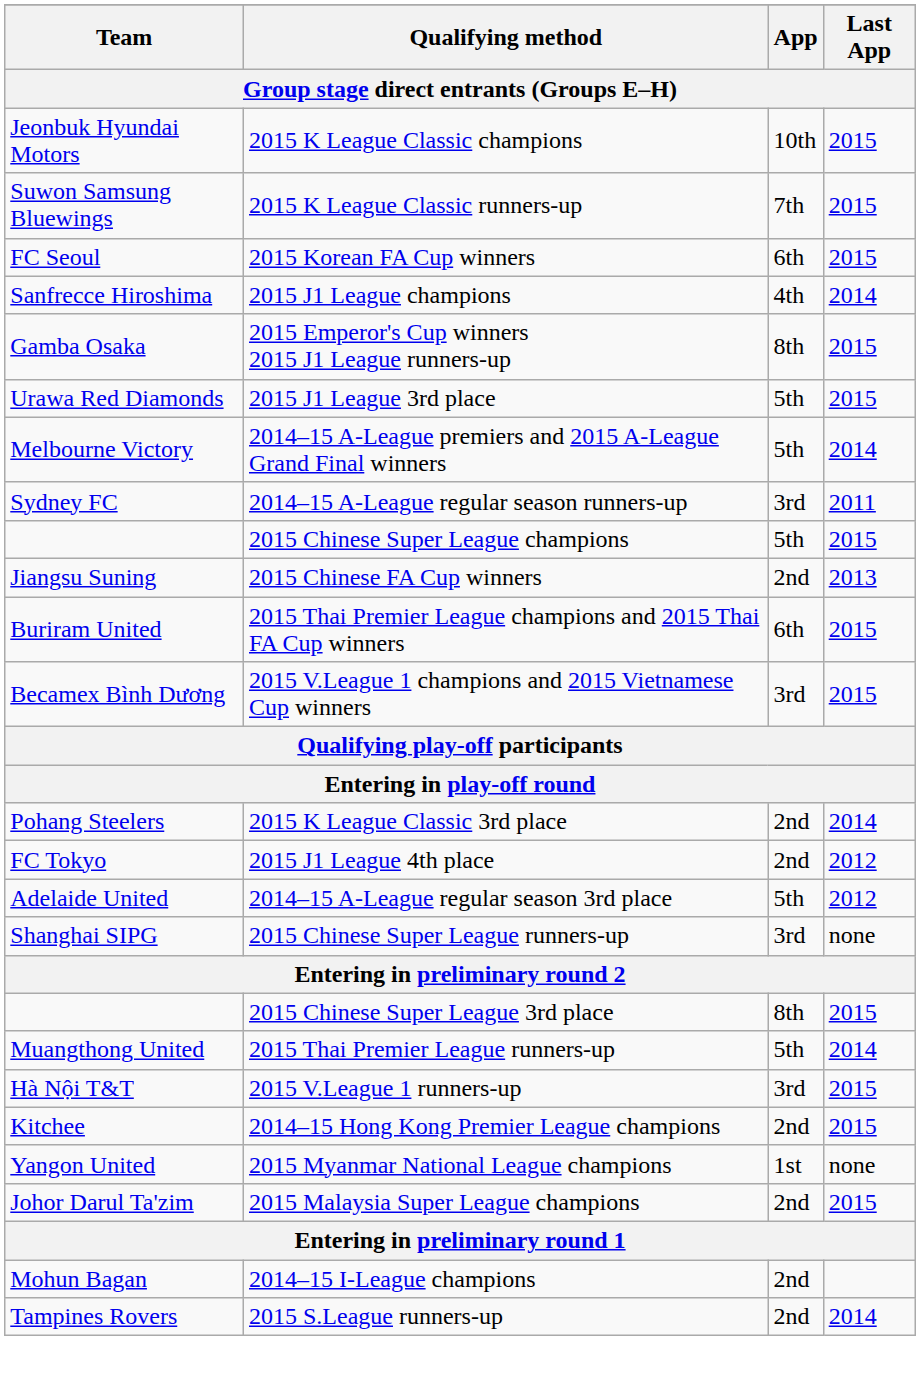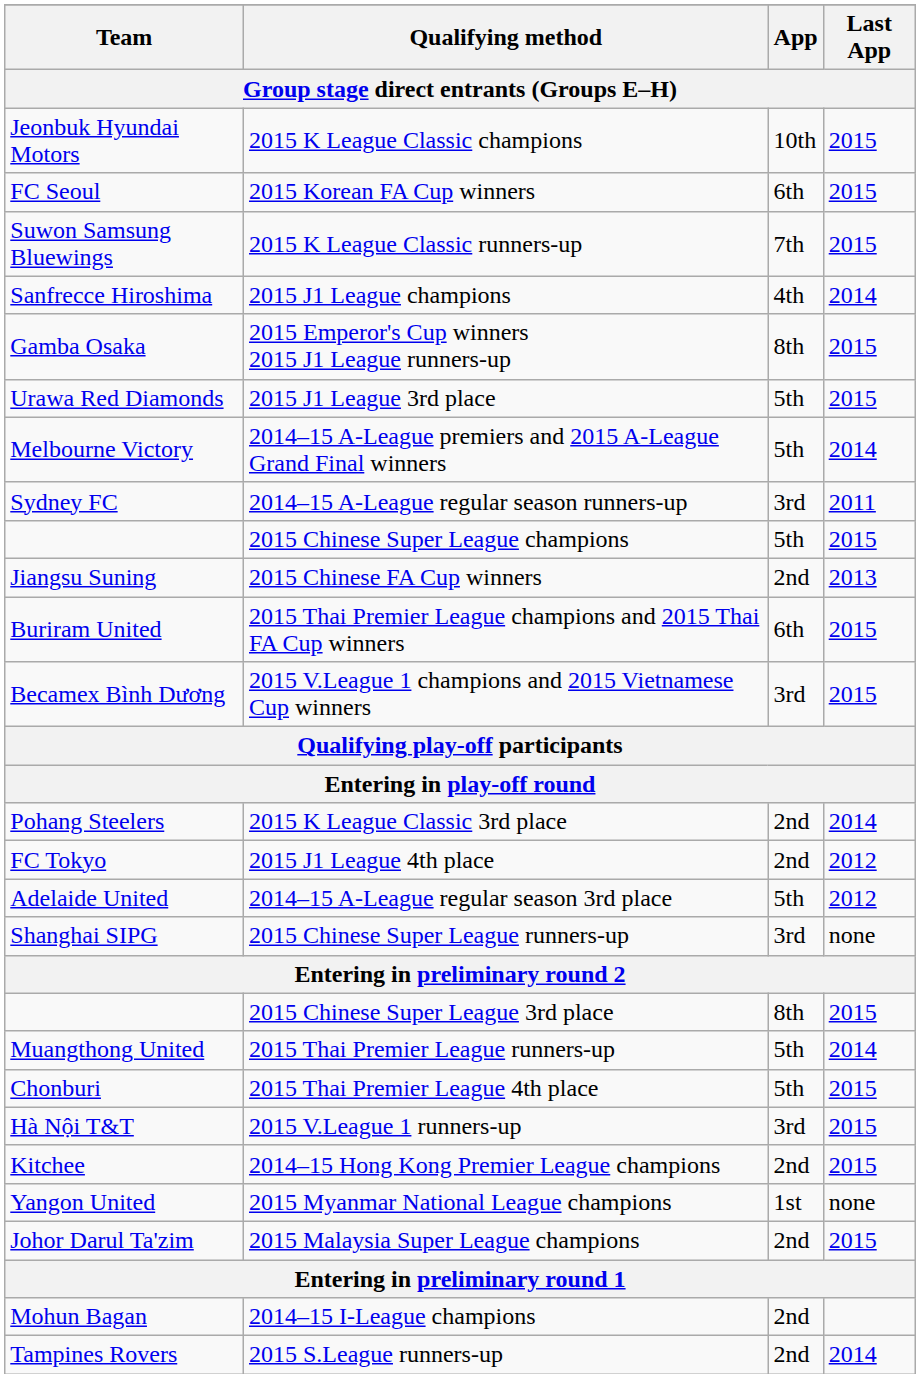rows swapped: (392, 256) <-> (416, 205)
+ row: (424, 1087)
